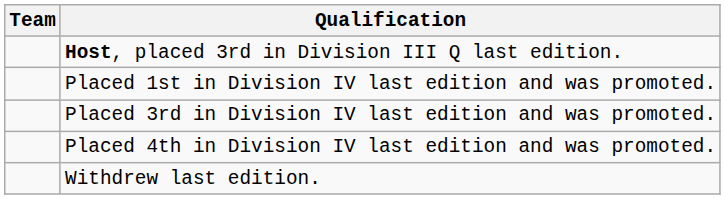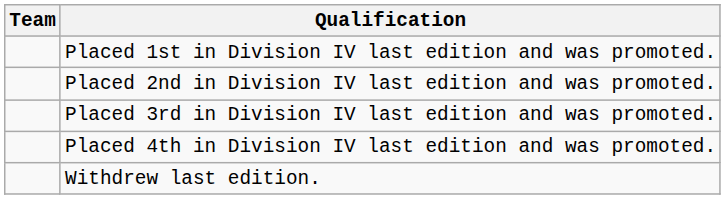- row: (344, 52)
+ row: (391, 84)
